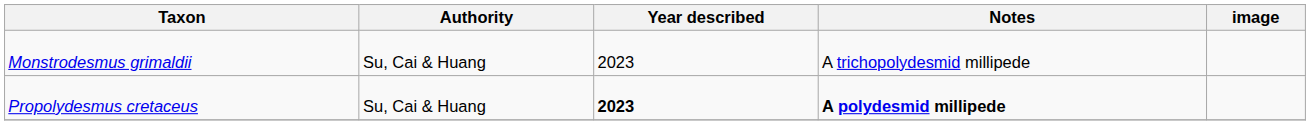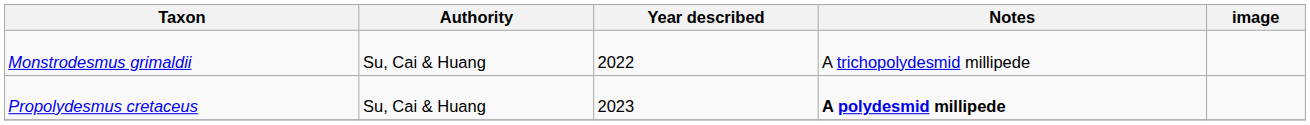(616, 62) 2023 -> (616, 62) 2022
(616, 106) bold -> (616, 106) normal
